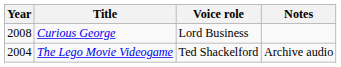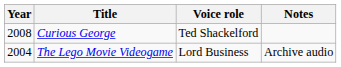(214, 33) Lord Business -> (218, 33) Ted Shackelford
(218, 52) Ted Shackelford -> (214, 52) Lord Business
